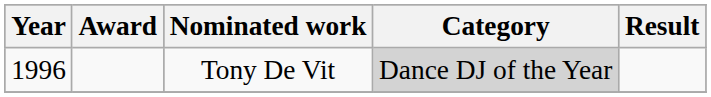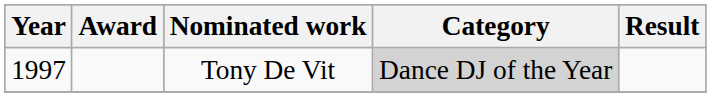(39, 69) 1996 -> (39, 69) 1997
